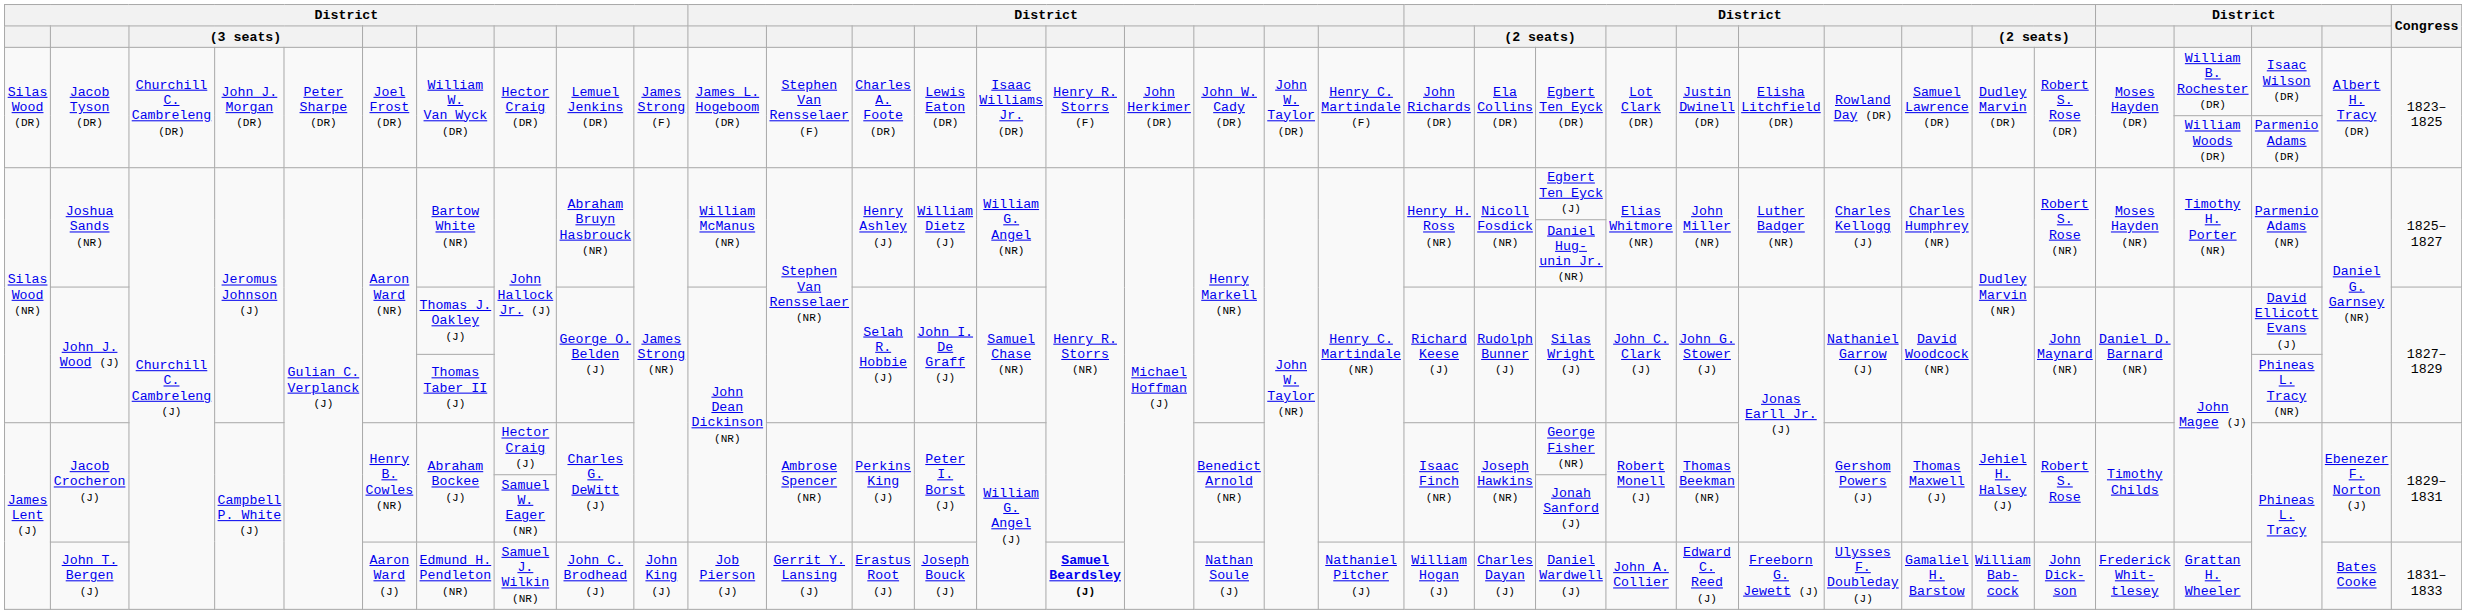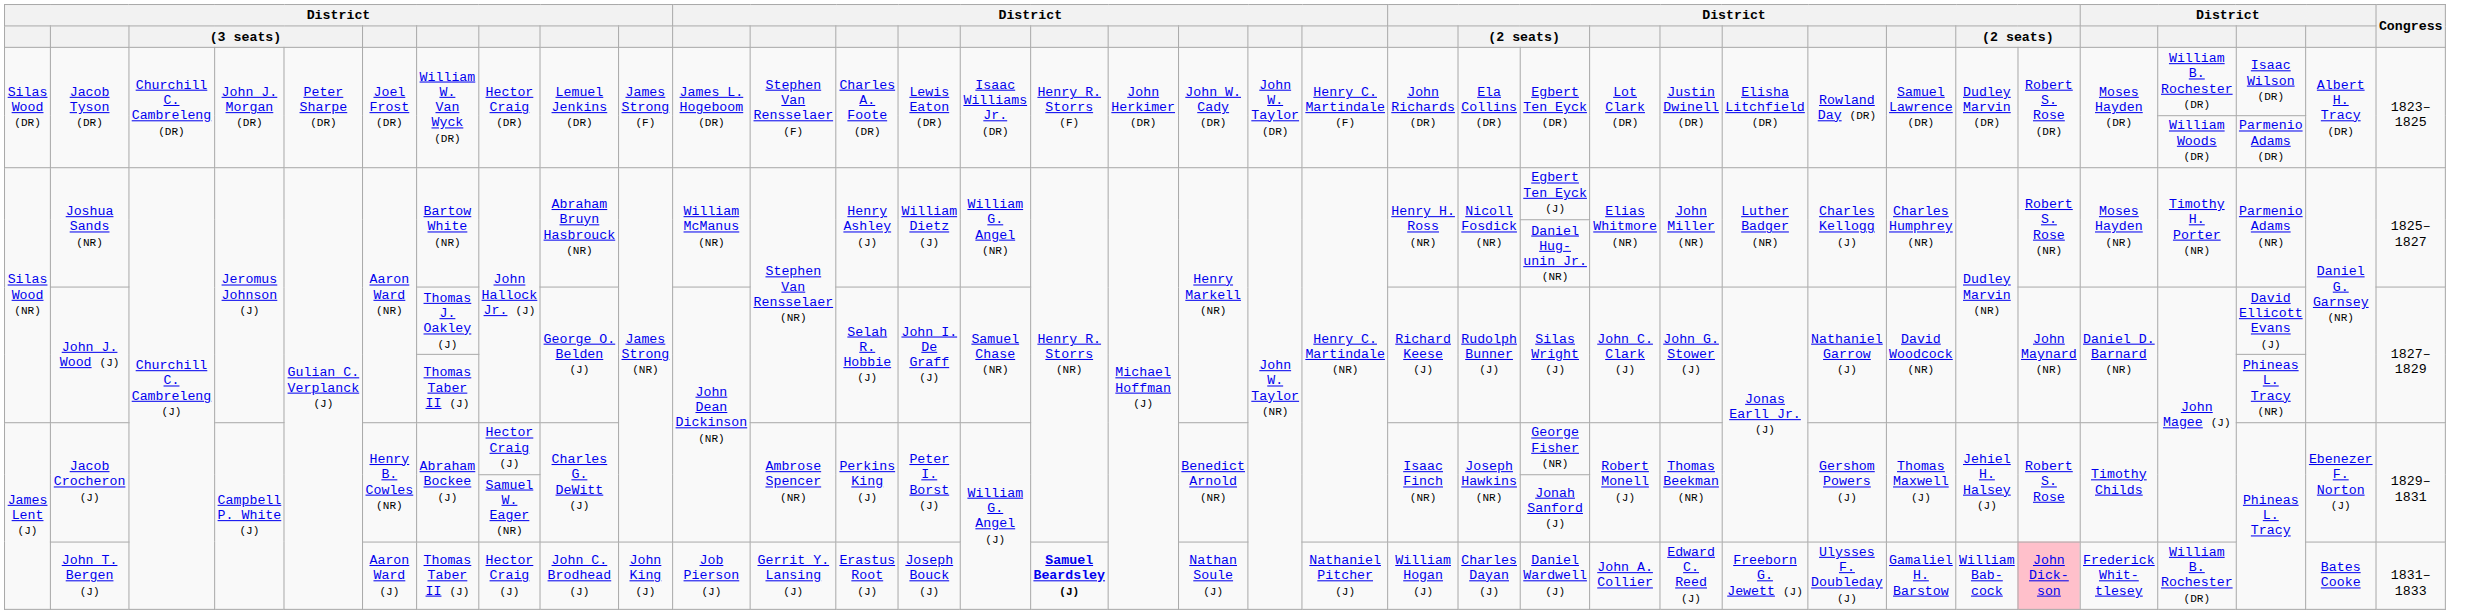(455, 575) Edmund H. Pendleton (NR) -> (447, 576) Thomas Taber II (J)
(525, 575) Samuel J. Wilkin (NR) -> (509, 575) Hector Craig (J)
(2065, 576) no background -> (2049, 576) pink background
(2213, 576) Grattan H. Wheeler -> (2197, 575) William B. Rochester (DR)
